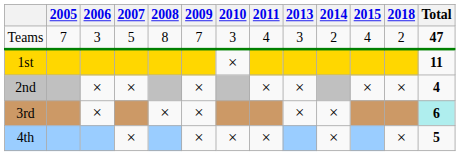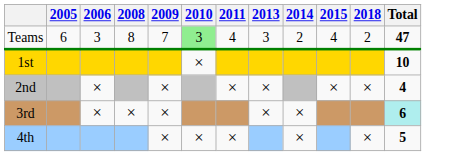- column: (131, 15)
(63, 37) 7 -> (63, 37) 6
(233, 37) no background -> (199, 37) lightgreen background
(436, 62) 11 -> (403, 62) 10
